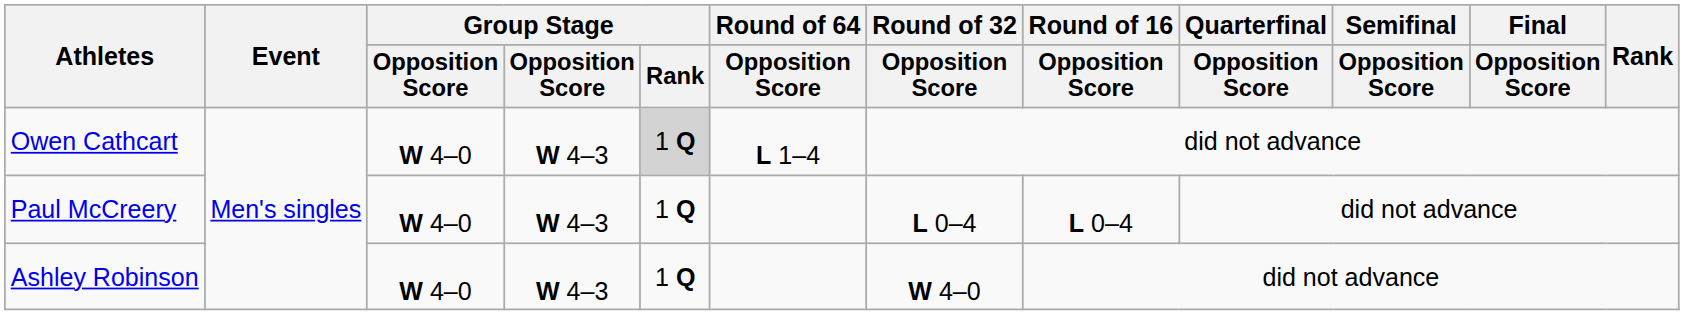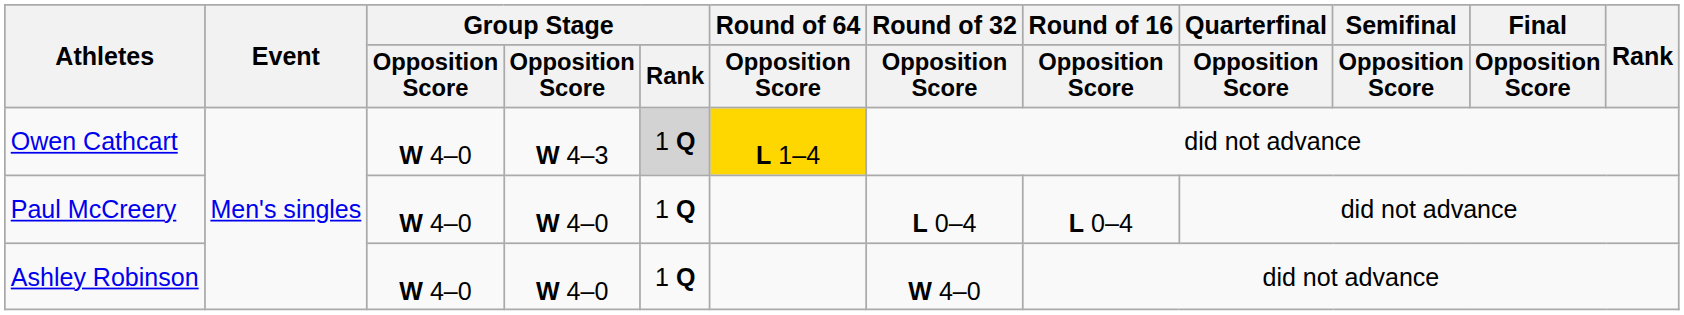(788, 156) no background -> (788, 156) gold background
(572, 223) W 4–3 -> (572, 223) W 4–0
(572, 291) W 4–3 -> (572, 291) W 4–0
